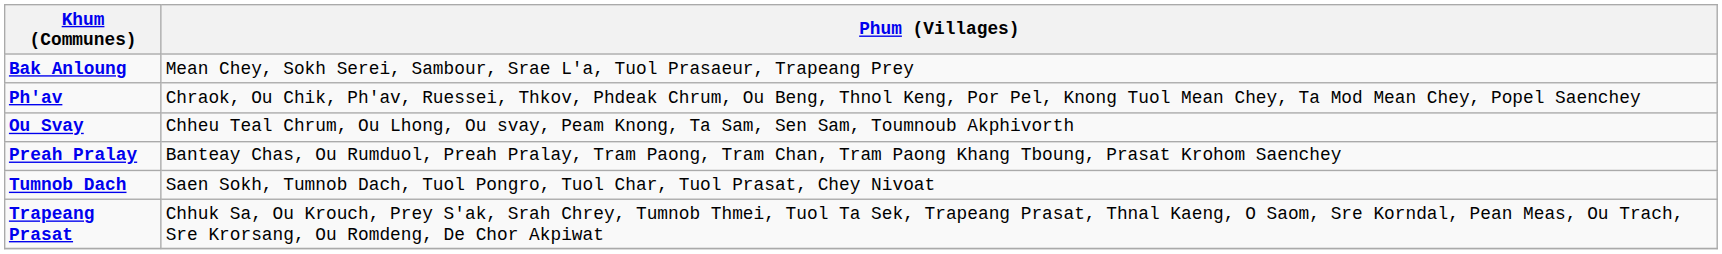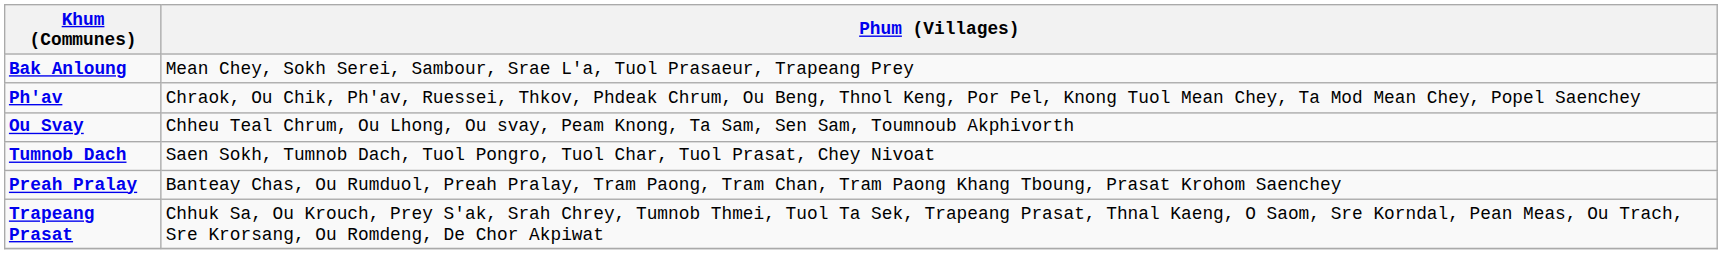rows swapped: (73, 156) <-> (68, 185)
